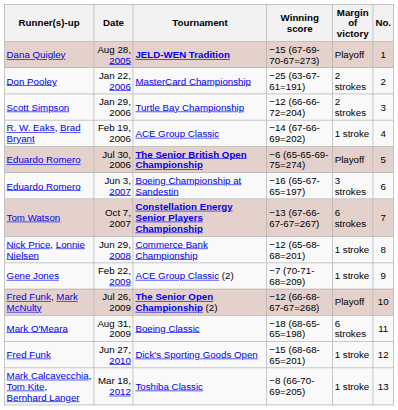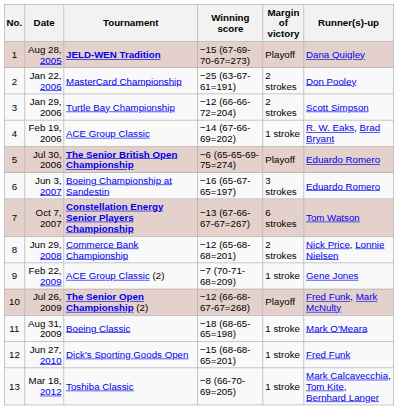columns swapped: (383, 23) <-> (49, 23)
(352, 250) 1 stroke -> (281, 250) 2 strokes
(350, 328) 6 strokes -> (283, 328) 1 stroke
